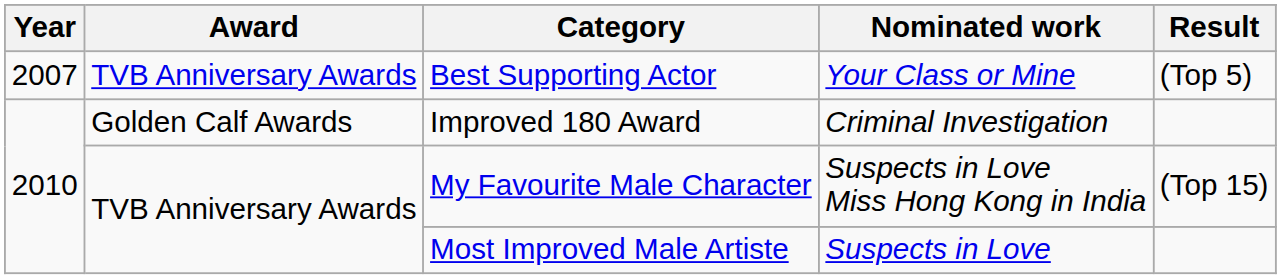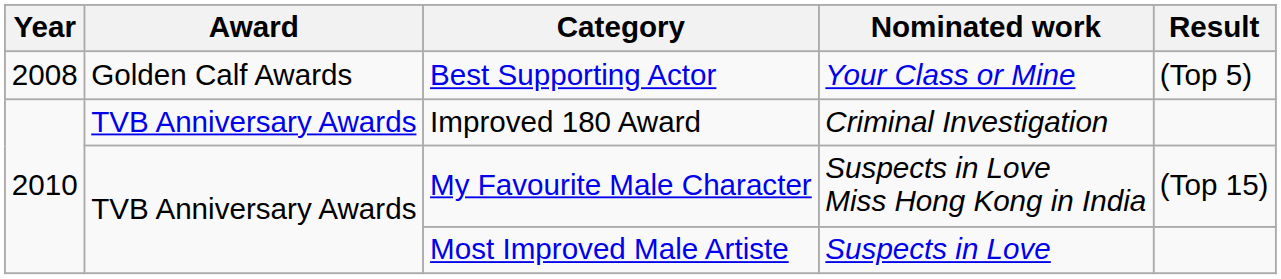(45, 74) 2007 -> (45, 74) 2008
(254, 74) TVB Anniversary Awards -> (222, 74) Golden Calf Awards
(222, 121) Golden Calf Awards -> (254, 121) TVB Anniversary Awards
